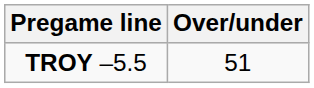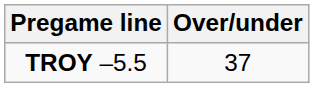(238, 62) 51 -> (238, 62) 37
